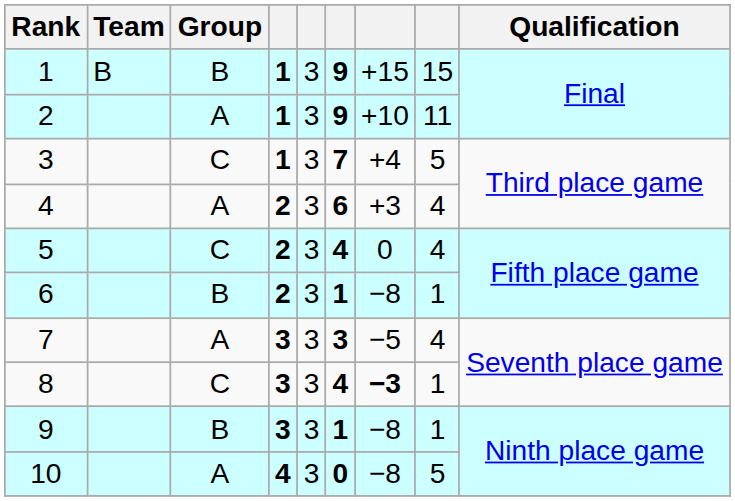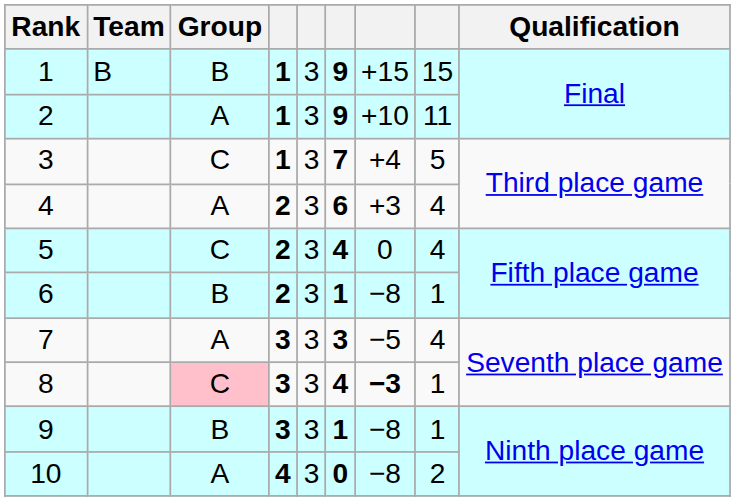(220, 384) no background -> (220, 384) pink background
(437, 473) 5 -> (437, 473) 2
